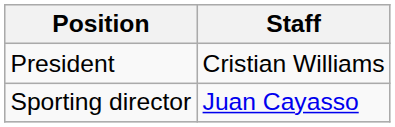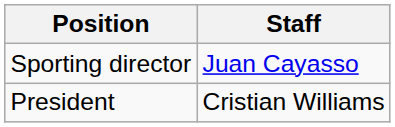rows swapped: (62, 63) <-> (101, 102)
